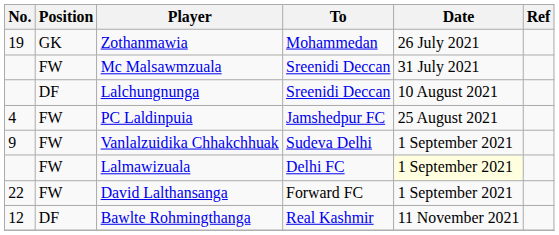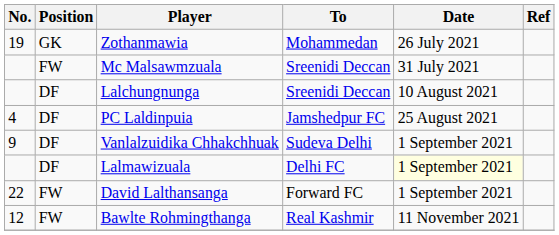(51, 117) FW -> (49, 117) DF
(51, 142) FW -> (49, 142) DF
(51, 167) FW -> (49, 167) DF
(49, 218) DF -> (51, 218) FW
